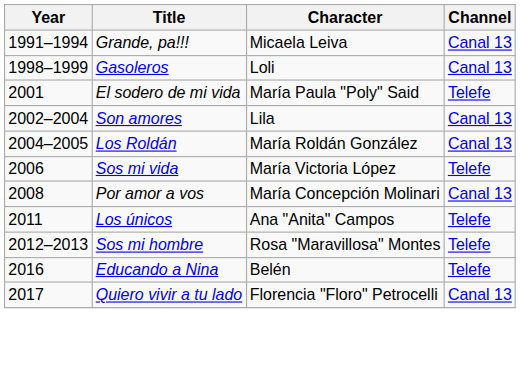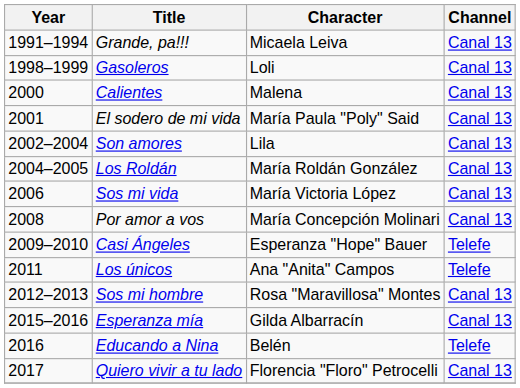+ row: (129, 93)
(469, 93) Telefe -> (480, 119) Canal 13
(469, 169) Telefe -> (480, 194) Canal 13
+ row: (143, 245)
(469, 245) Telefe -> (480, 295) Canal 13
+ row: (149, 321)
